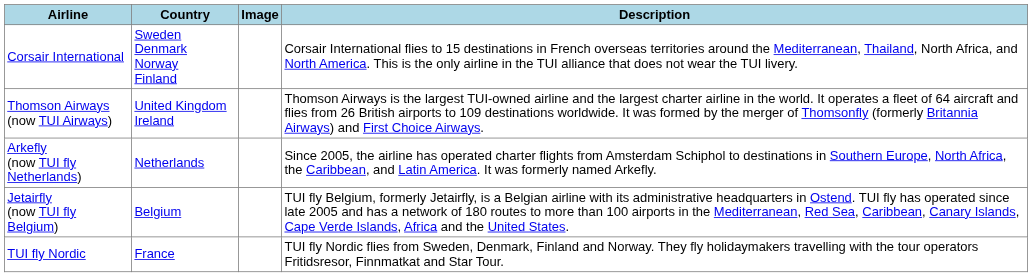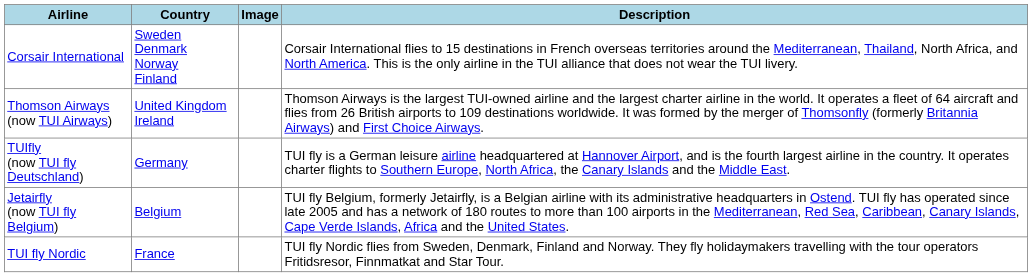- row: (44, 162)
+ row: (45, 162)
